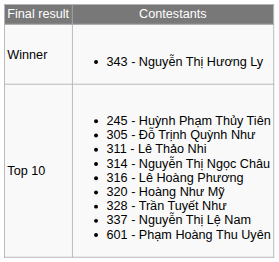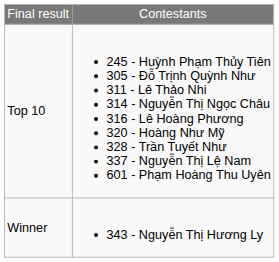rows swapped: (27, 54) <-> (26, 170)
